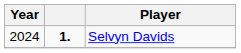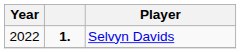(25, 36) 2024 -> (25, 36) 2022
